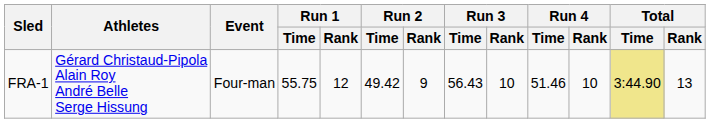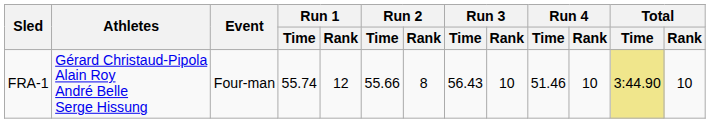(299, 84) 55.75 -> (299, 84) 55.74
(382, 84) 49.42 -> (382, 84) 55.66
(424, 84) 9 -> (424, 84) 8
(685, 84) 13 -> (685, 84) 10
